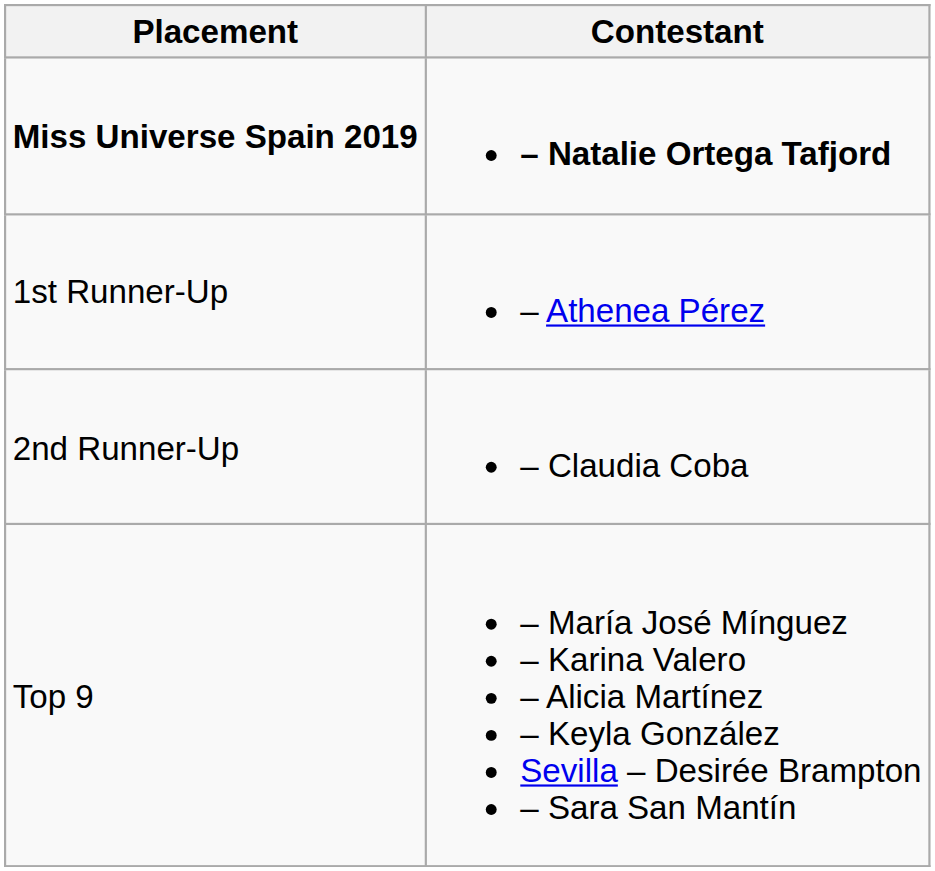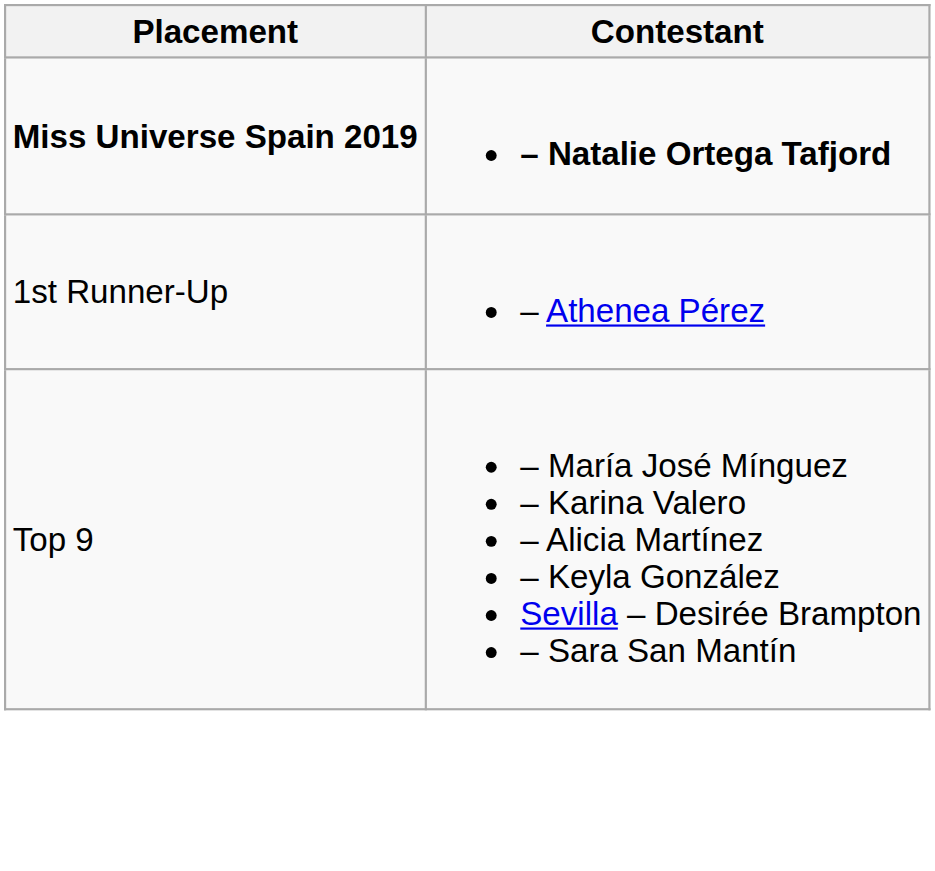- row: (126, 447)
